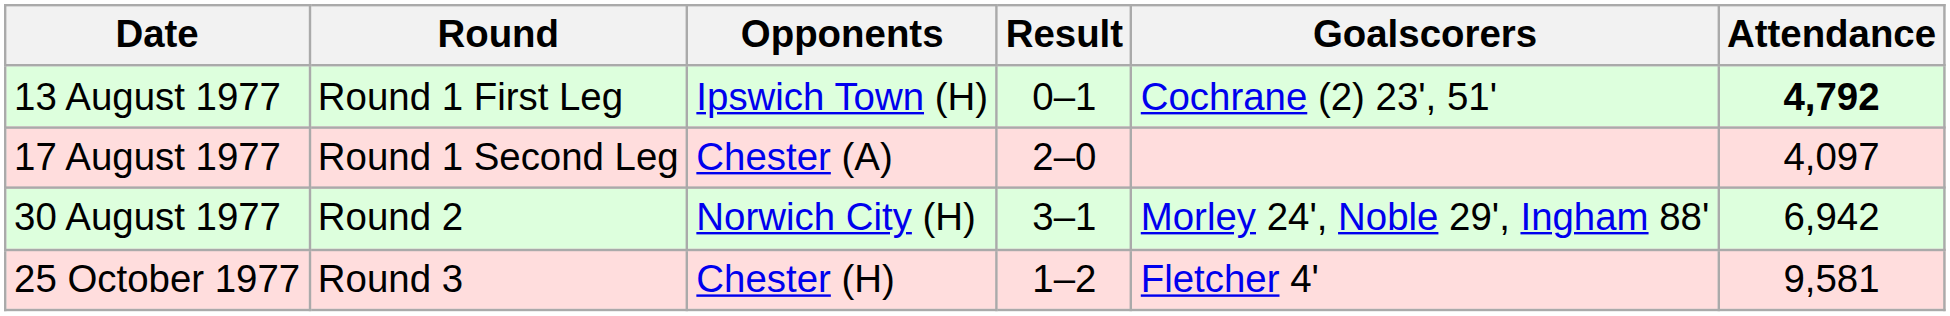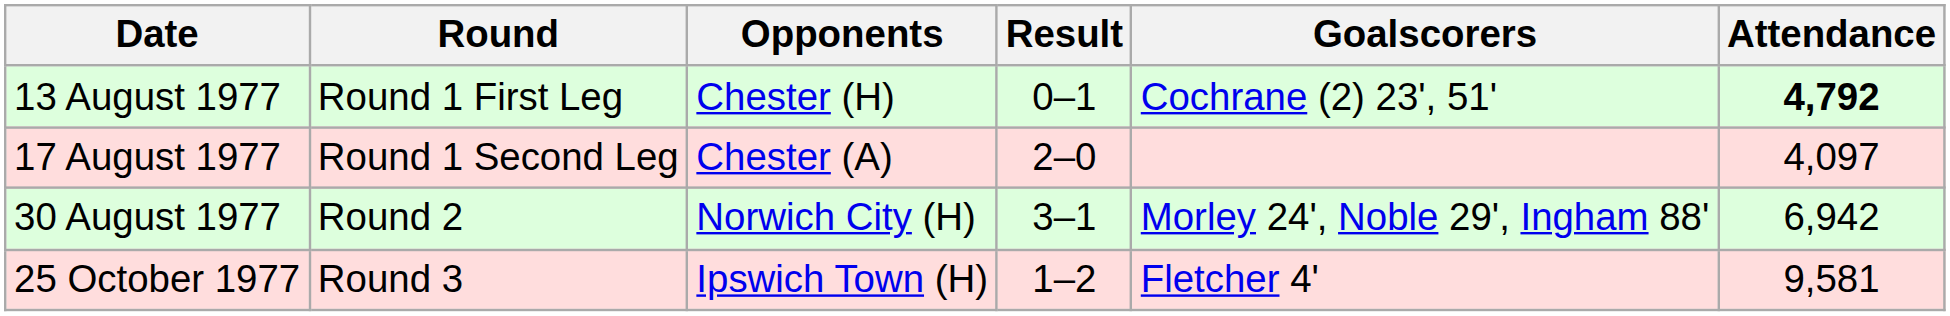(842, 95) Ipswich Town (H) -> (796, 95) Chester (H)
(796, 278) Chester (H) -> (842, 278) Ipswich Town (H)
